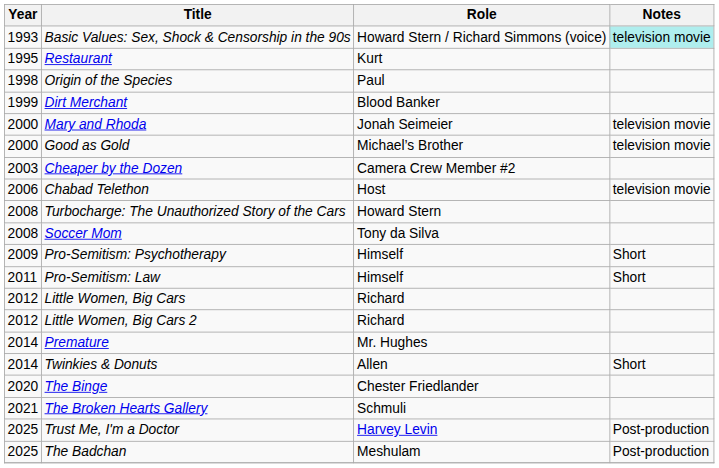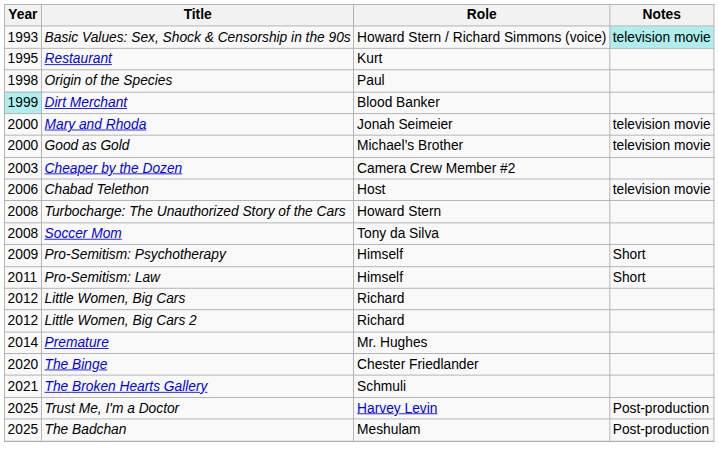(23, 102) no background -> (23, 102) paleturquoise background
- row: (101, 364)
